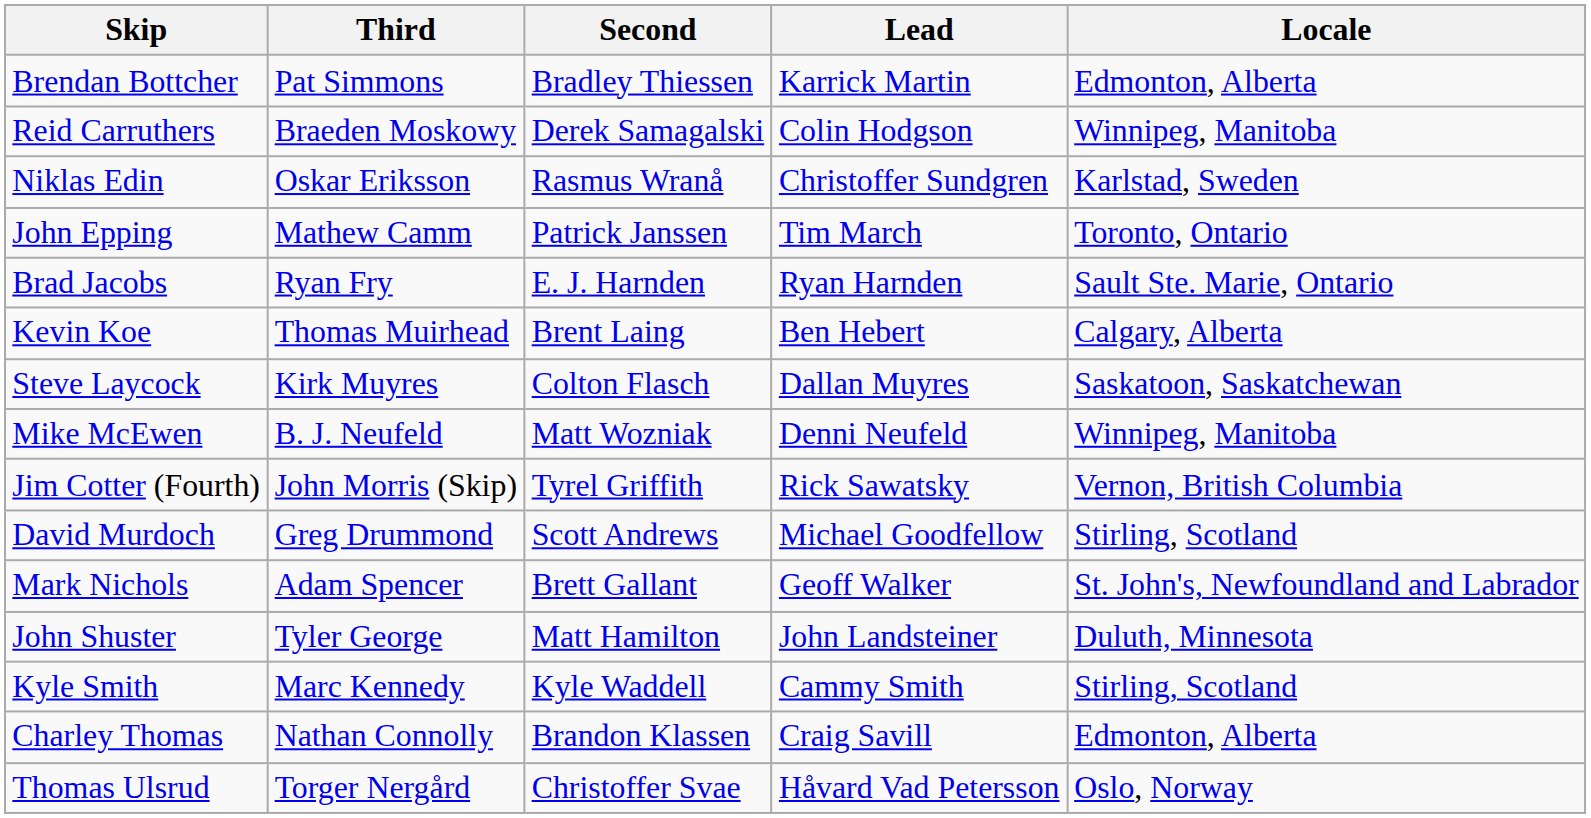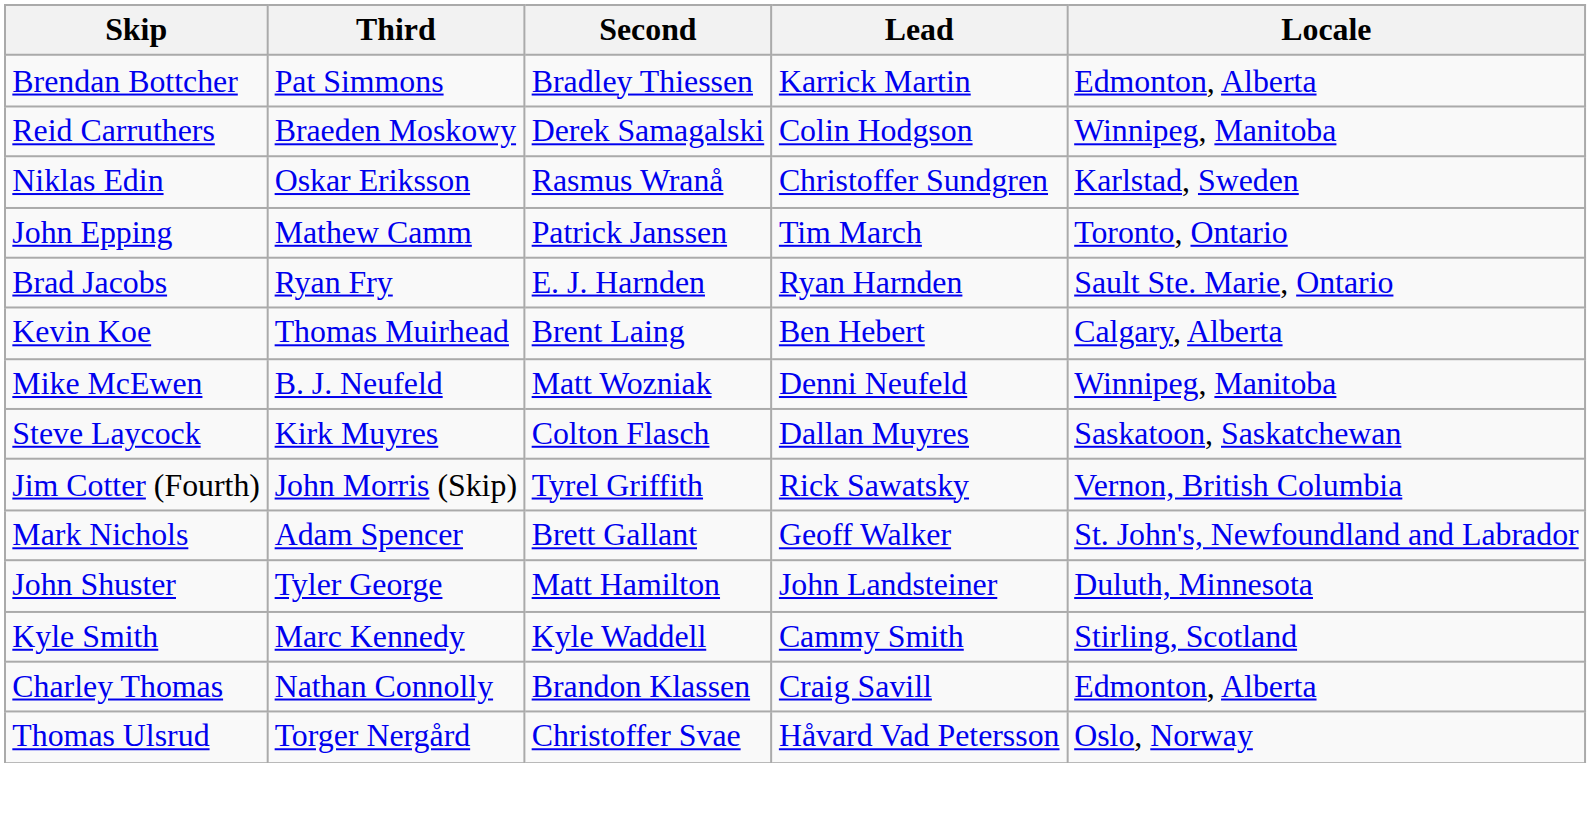rows swapped: (106, 383) <-> (107, 433)
- row: (114, 534)
